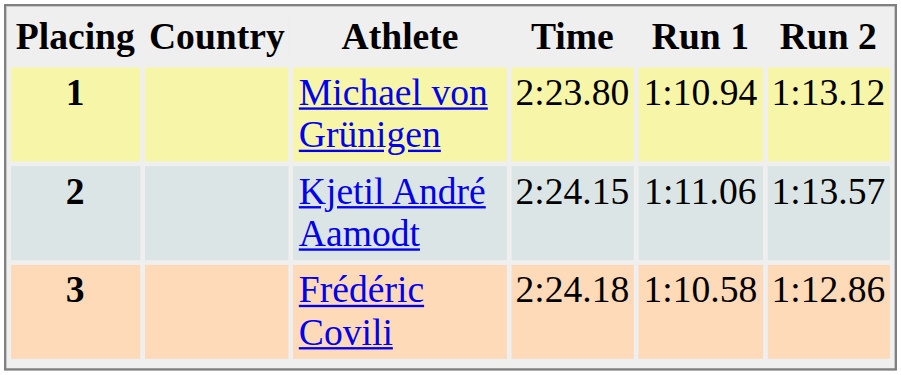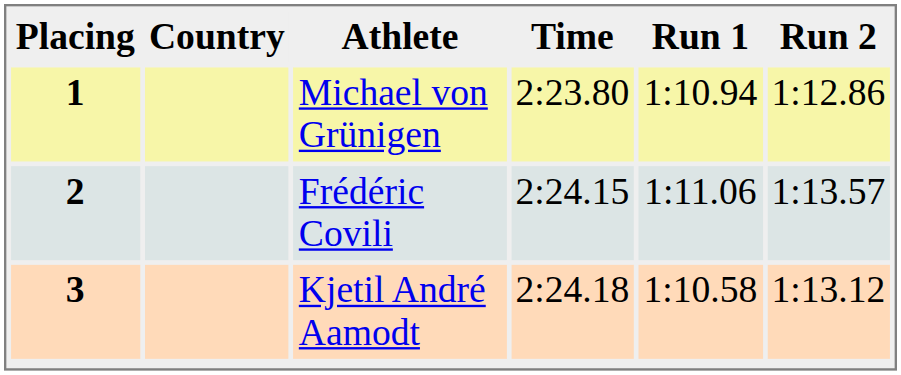(828, 92) 1:13.12 -> (828, 92) 1:12.86
(392, 212) Kjetil André Aamodt -> (361, 212) Frédéric Covili
(361, 311) Frédéric Covili -> (392, 311) Kjetil André Aamodt
(828, 290) 1:12.86 -> (828, 290) 1:13.12
